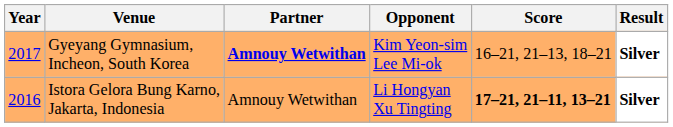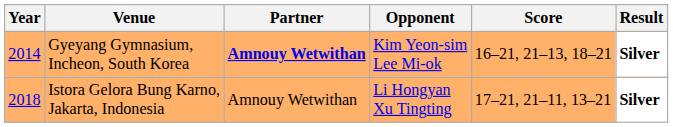(24, 54) 2017 -> (24, 54) 2014
(24, 99) 2016 -> (24, 99) 2018
(543, 99) bold -> (543, 99) normal
